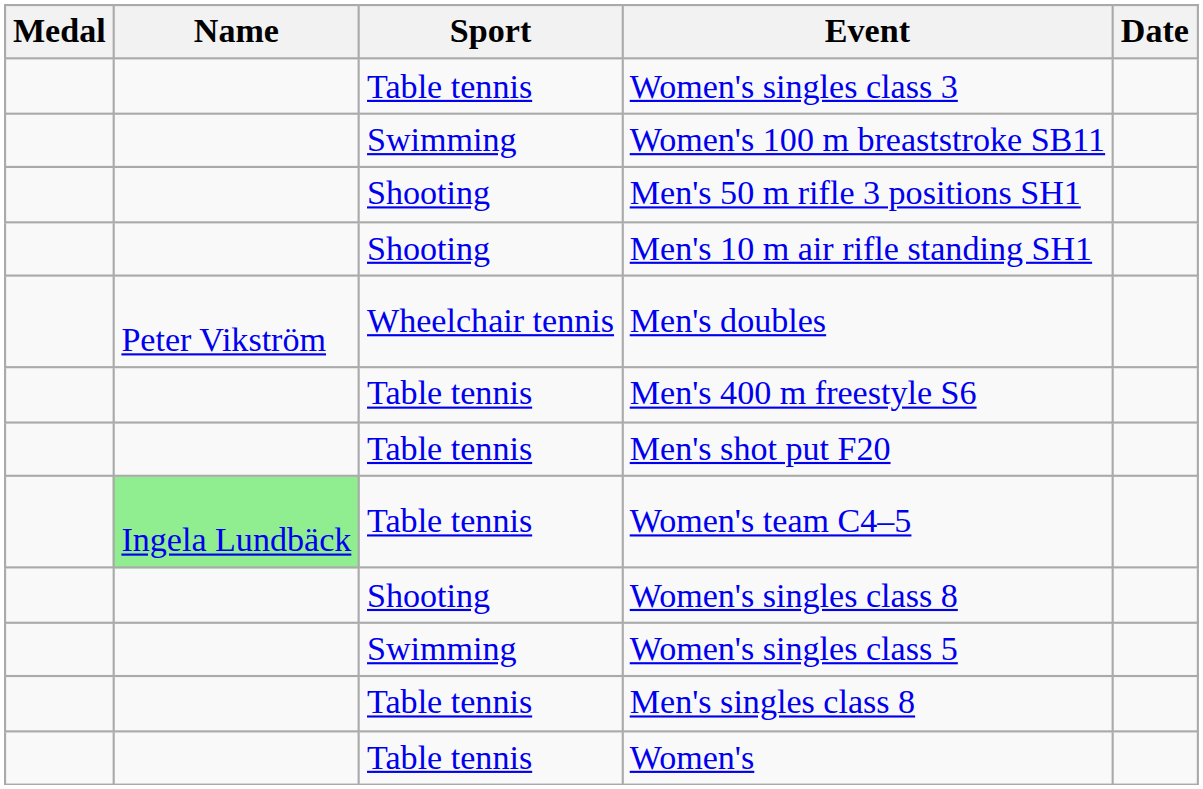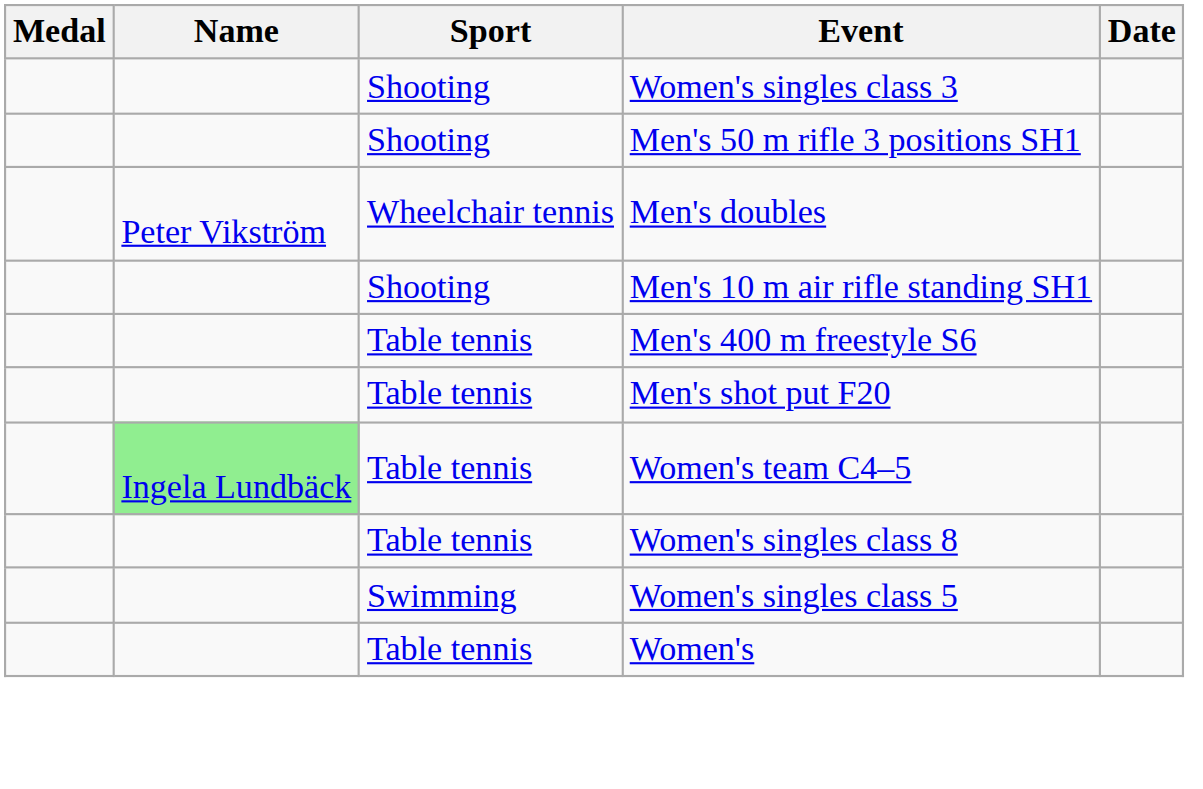(450, 85) Table tennis -> (429, 85) Shooting
- row: (867, 139)
rows swapped: (728, 320) <-> (861, 247)
(429, 594) Shooting -> (450, 540) Table tennis
- row: (772, 702)
